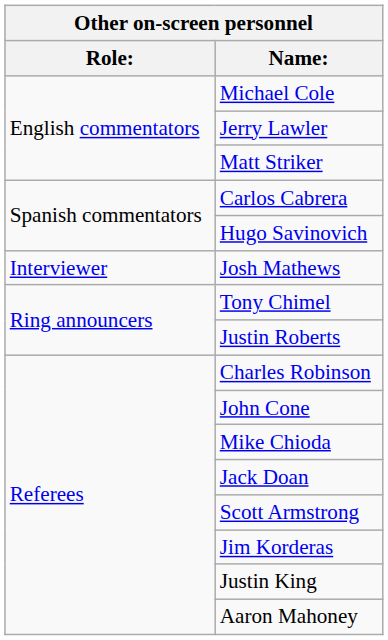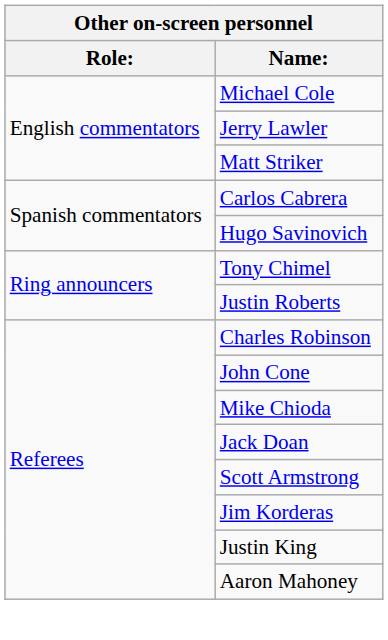- row: (280, 267)
